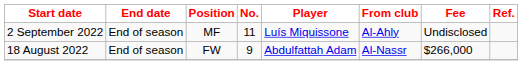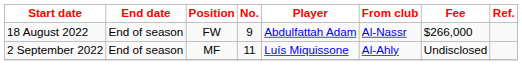rows swapped: (48, 50) <-> (55, 32)
